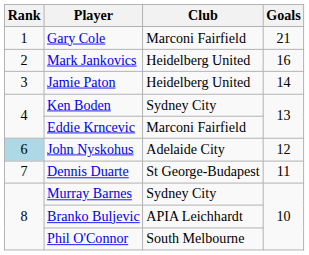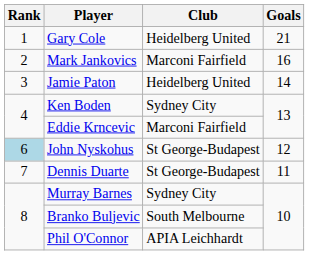(196, 37) Marconi Fairfield -> (198, 37) Heidelberg United
(198, 60) Heidelberg United -> (196, 60) Marconi Fairfield
(186, 149) Adelaide City -> (203, 149) St George-Budapest
(195, 216) APIA Leichhardt -> (195, 216) South Melbourne
(195, 238) South Melbourne -> (195, 238) APIA Leichhardt
